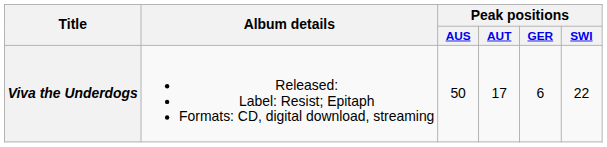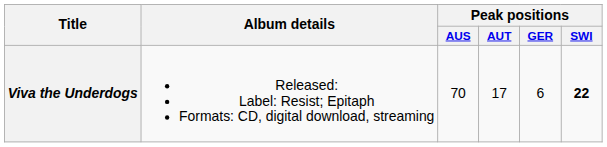(458, 93) 50 -> (458, 93) 70
(581, 93) normal -> (581, 93) bold
